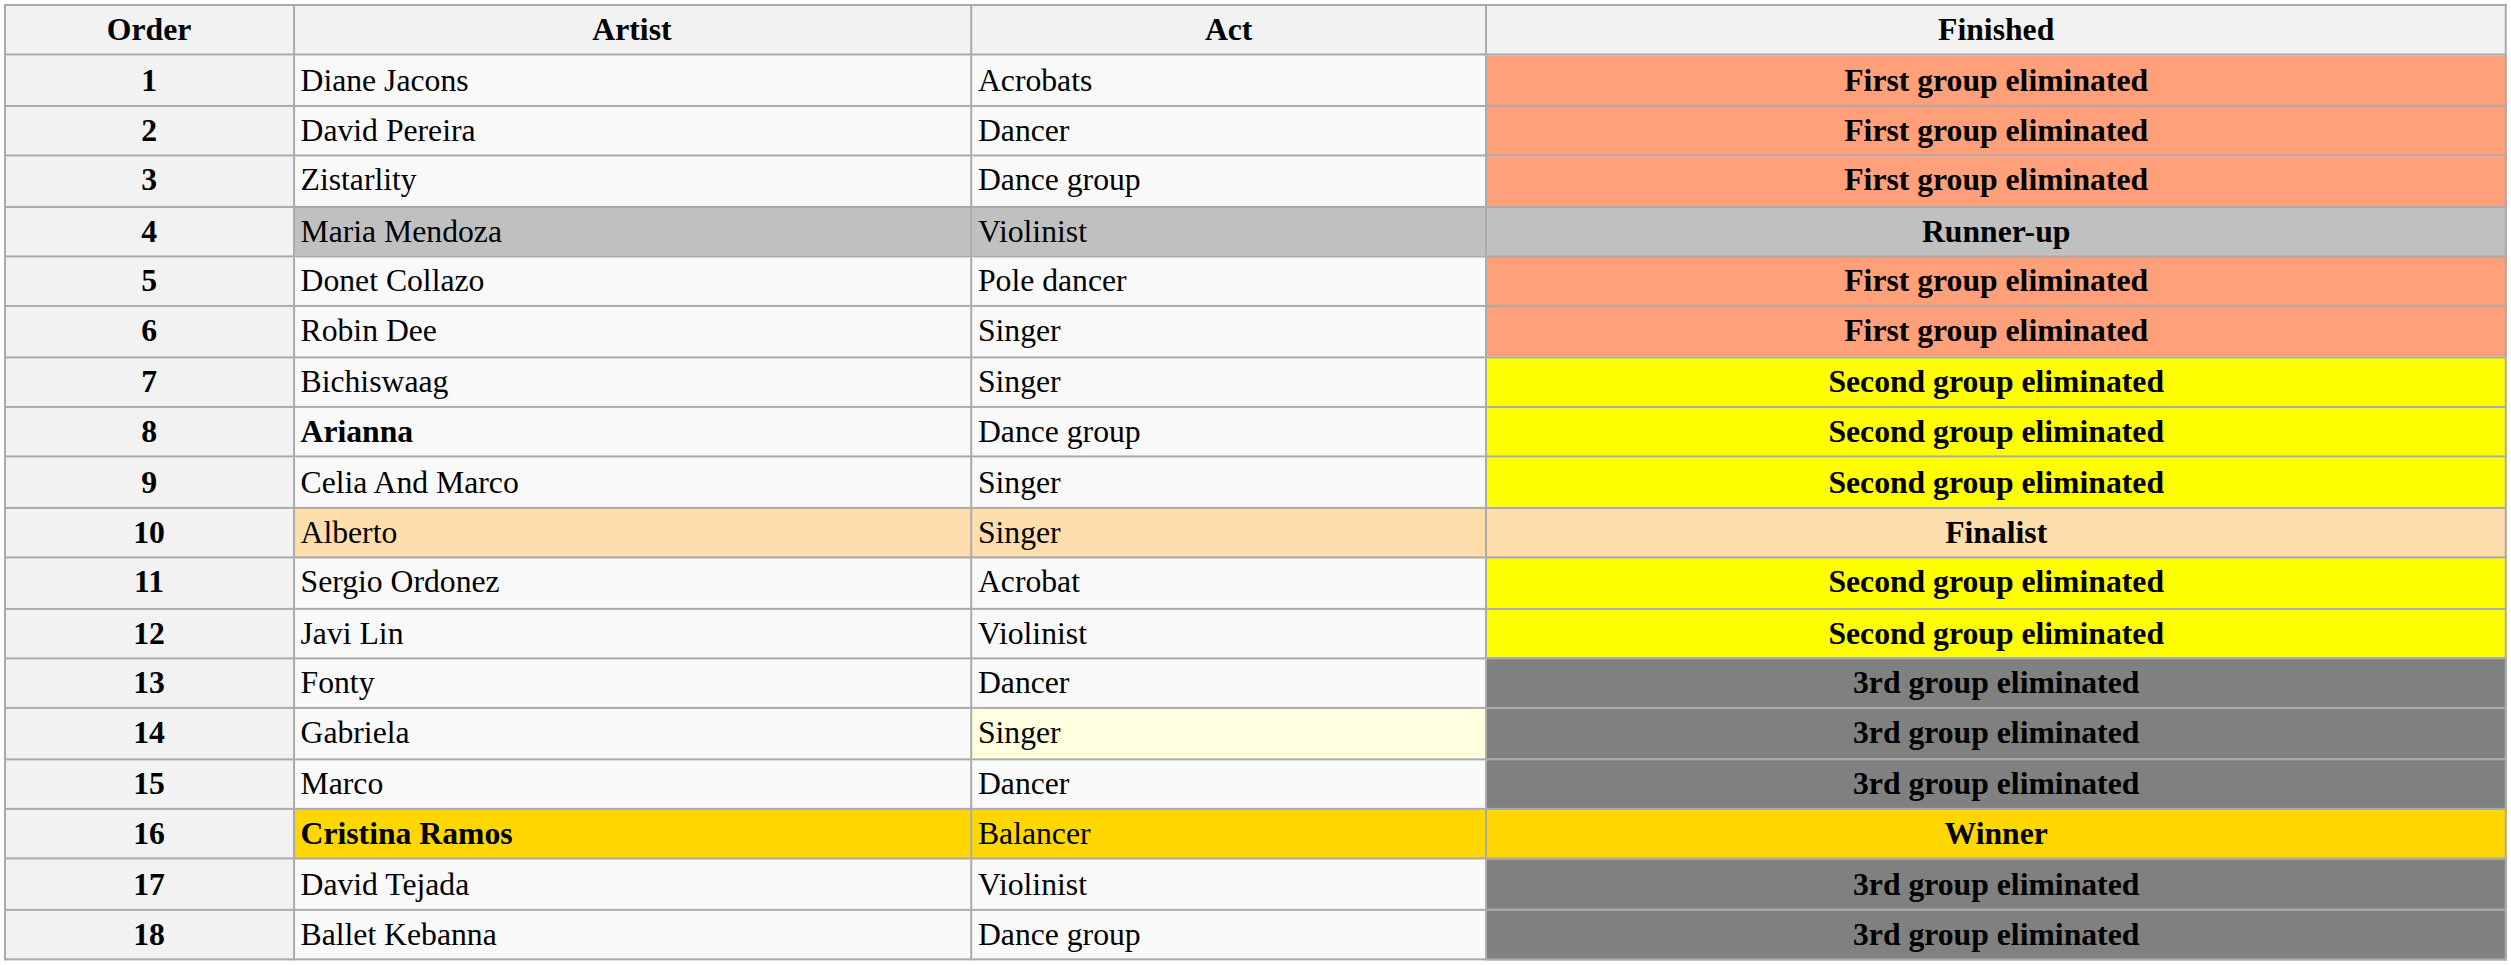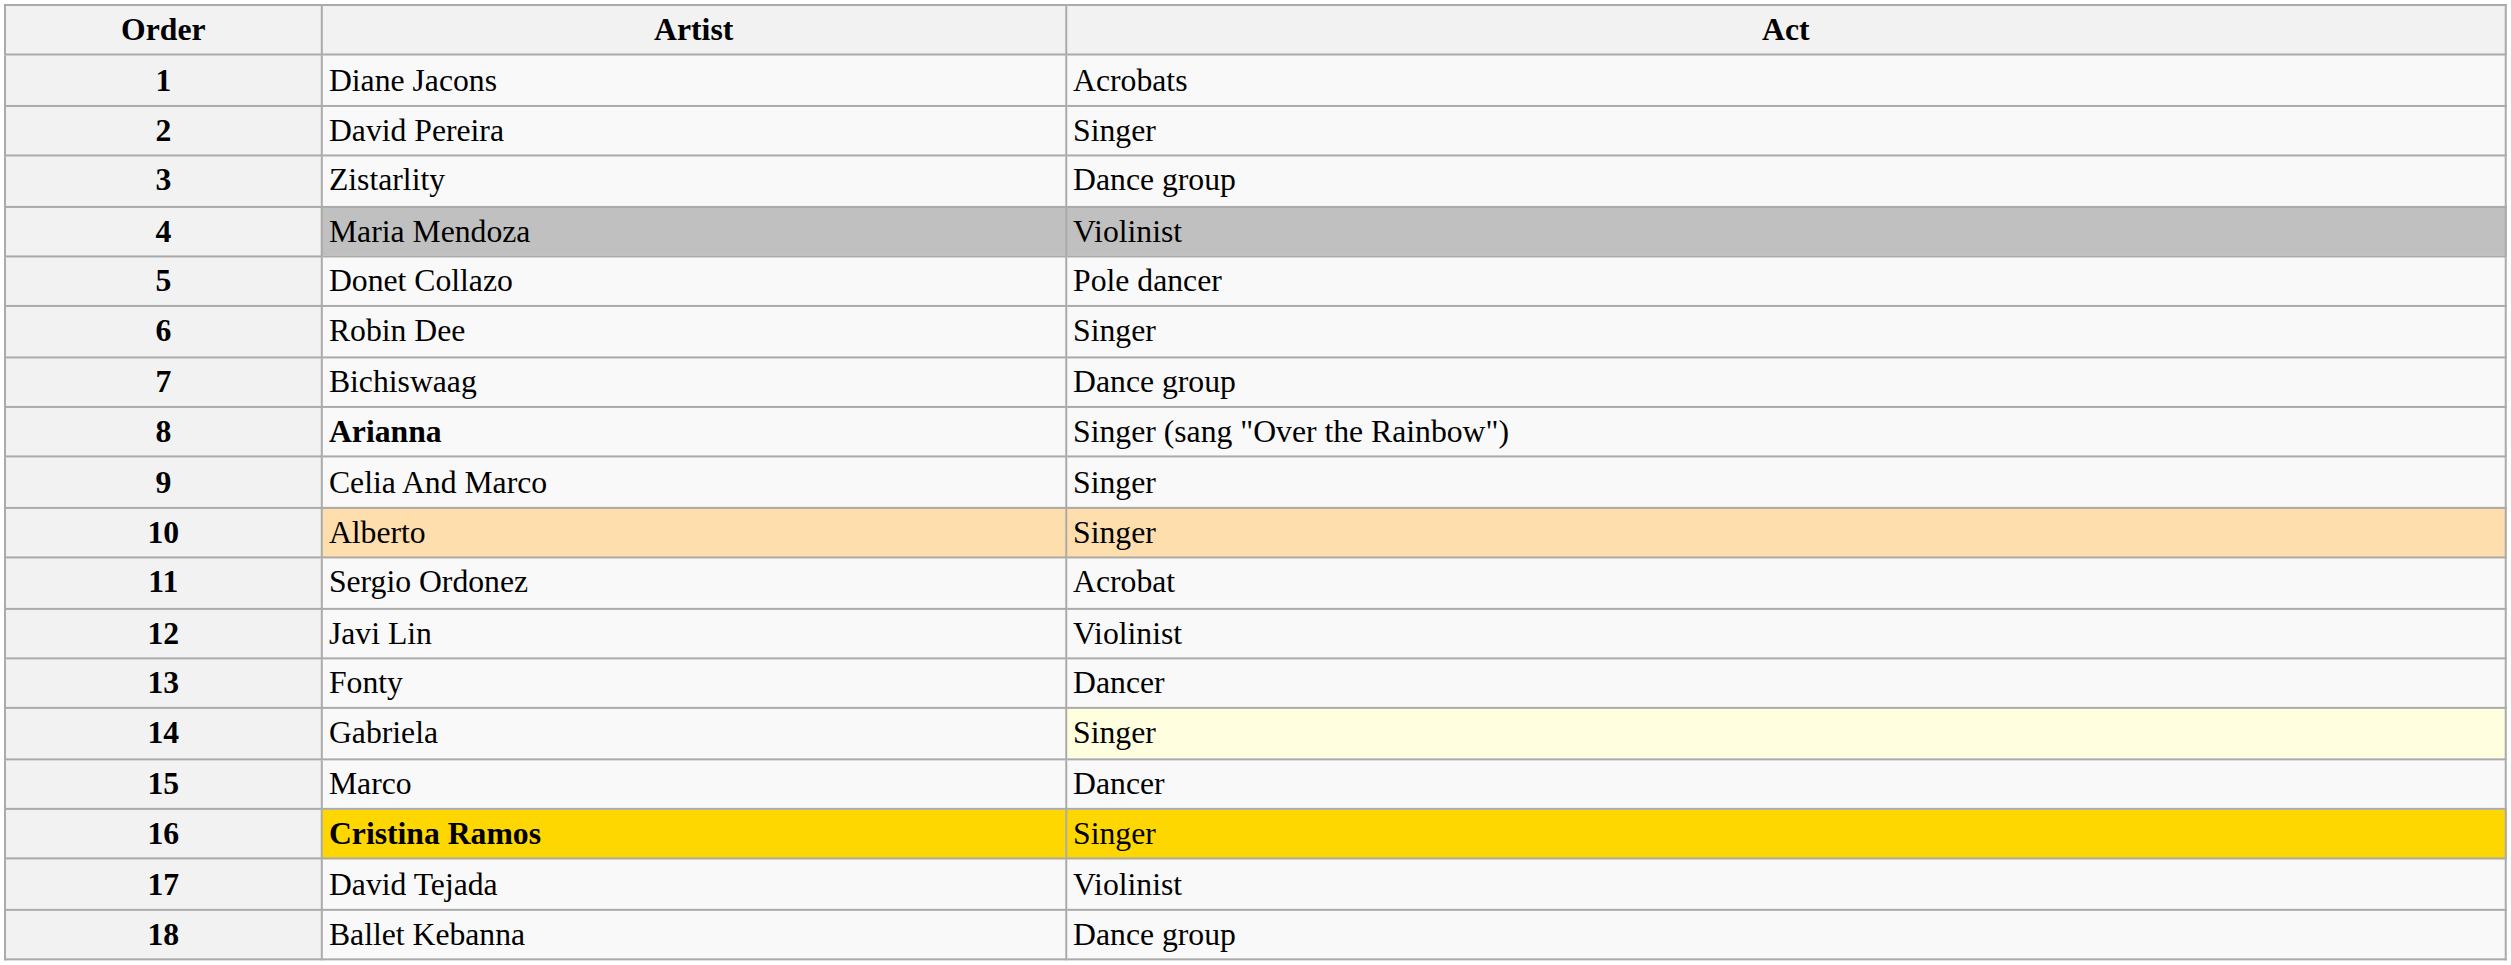- column: (1996, 29)
(1024, 130) Dancer -> (1114, 130) Singer
(1019, 381) Singer -> (1154, 381) Dance group
(1059, 431) Dance group -> (1291, 431) Singer (sang "Over the Rainbow")
(1034, 833) Balancer -> (1114, 833) Singer
